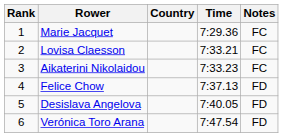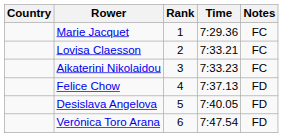columns swapped: (21, 13) <-> (172, 13)
